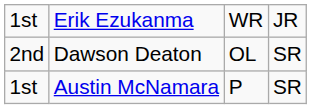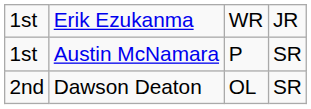rows swapped: (27, 53) <-> (23, 86)
